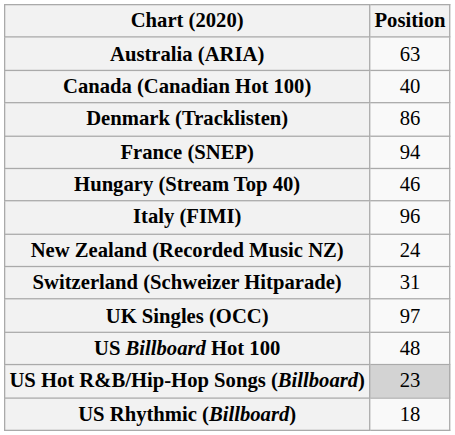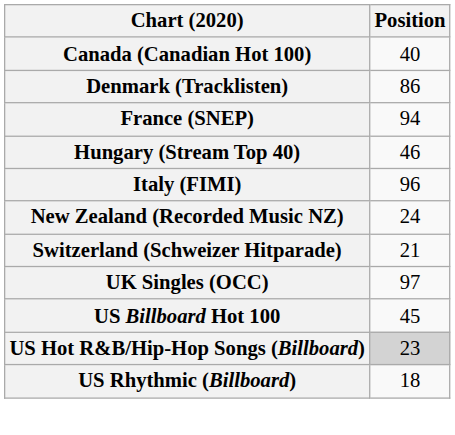- row: (187, 53)
(410, 282) 31 -> (410, 250) 21
(410, 348) 48 -> (410, 315) 45
